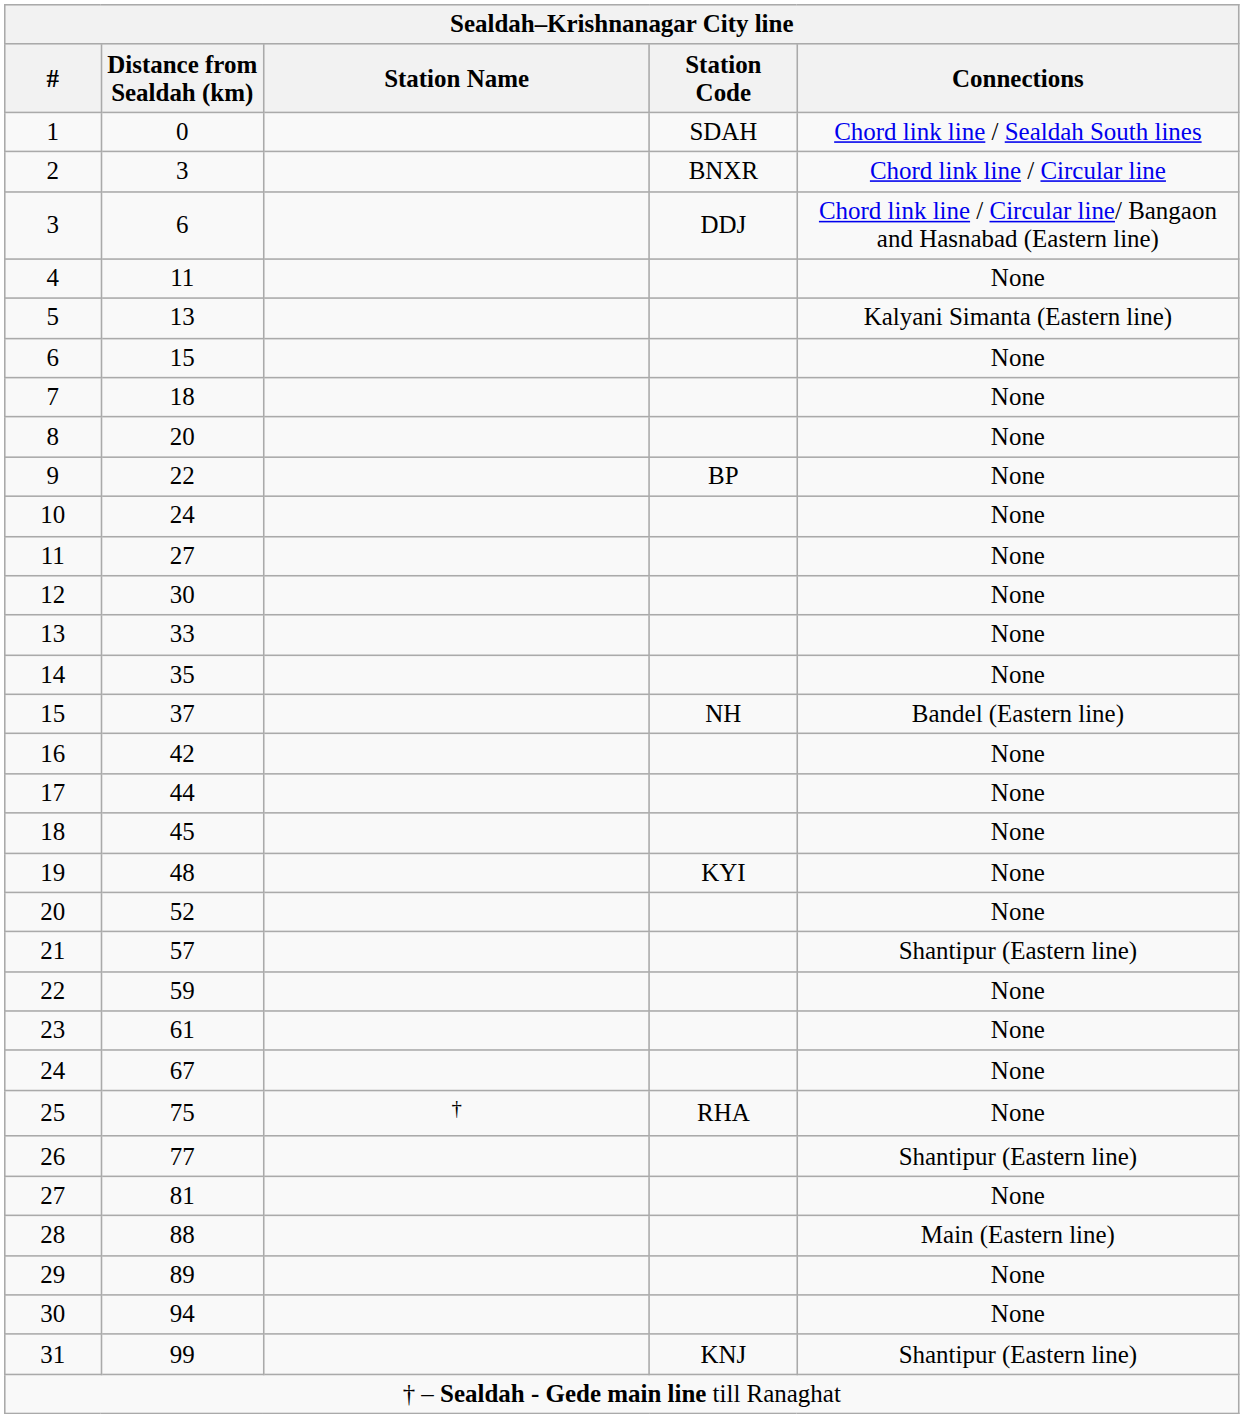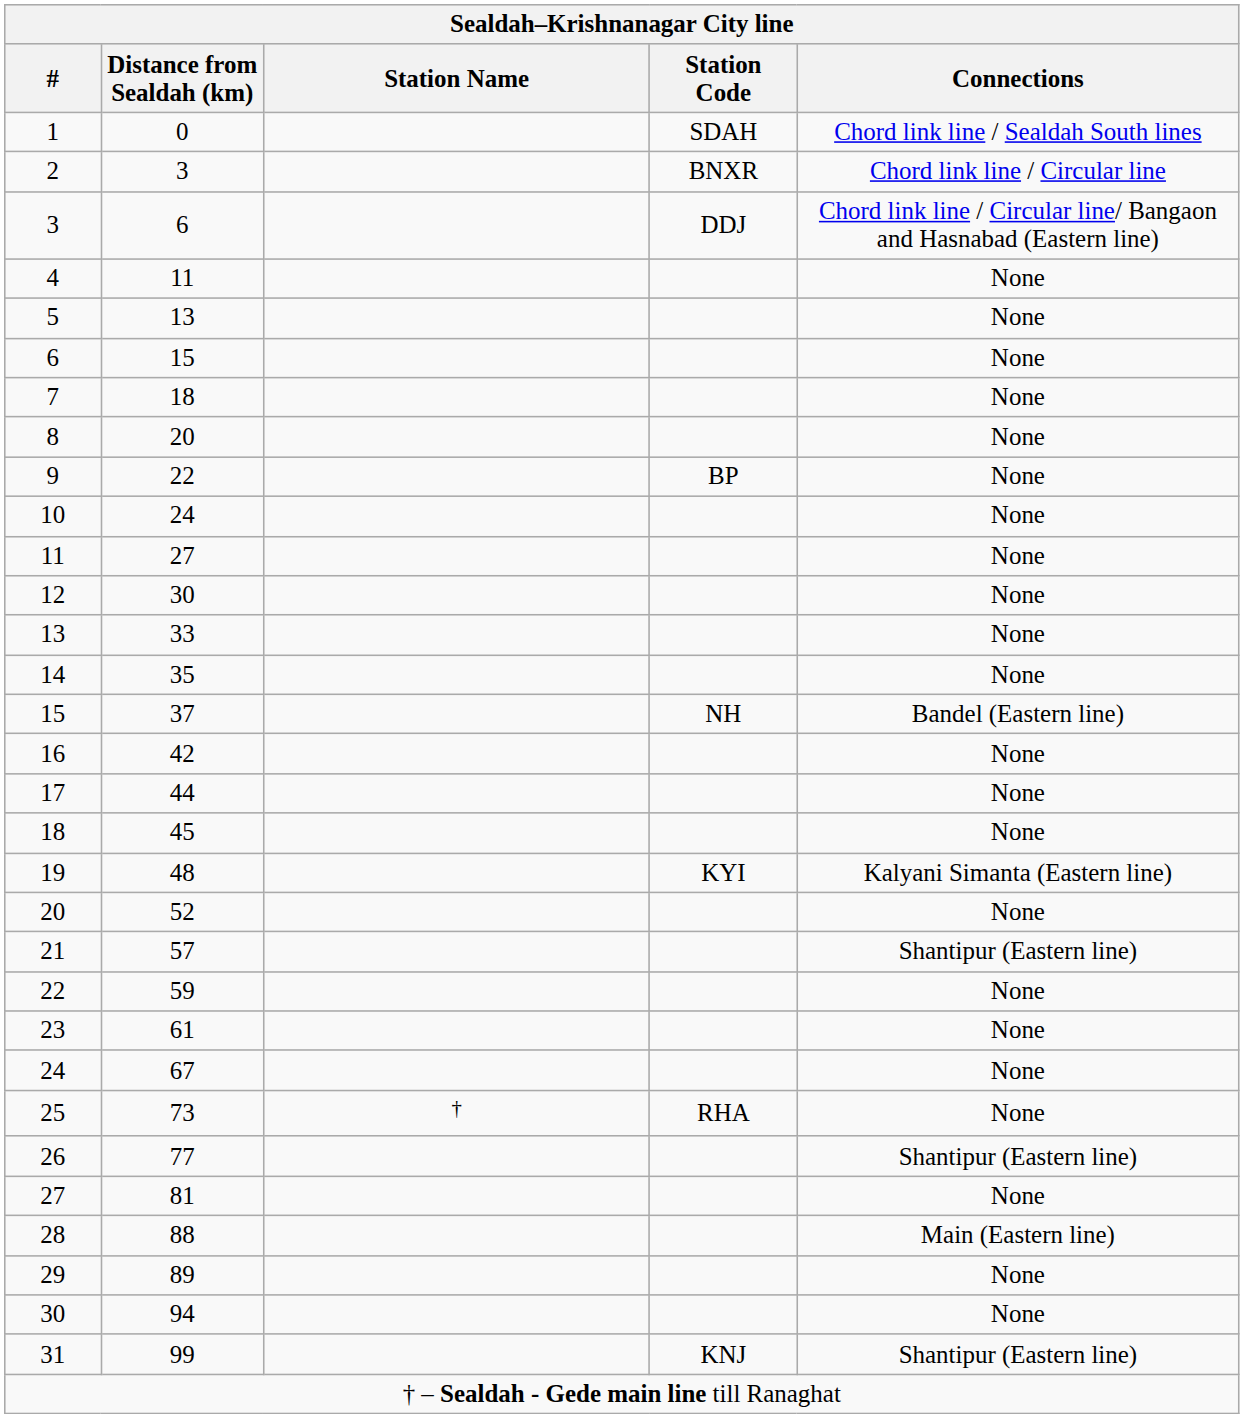(1018, 317) Kalyani Simanta (Eastern line) -> (1018, 317) None
(1018, 872) None -> (1018, 872) Kalyani Simanta (Eastern line)
(182, 1113) 75 -> (182, 1113) 73
